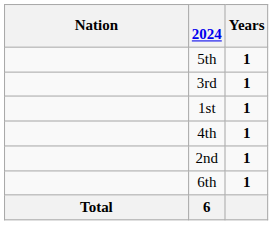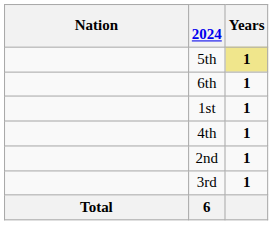(247, 59) no background -> (247, 59) khaki background
rows swapped: (207, 183) <-> (207, 84)
